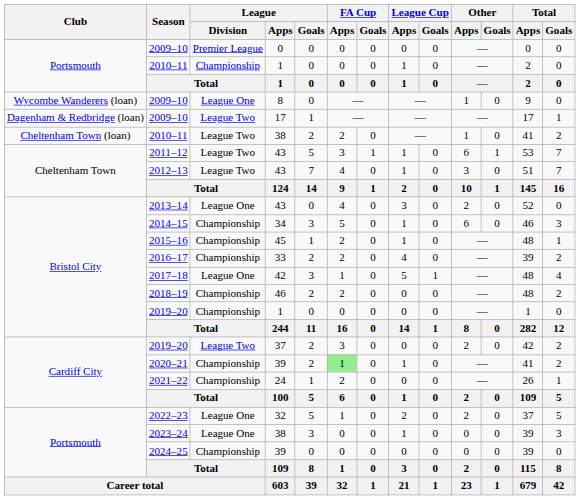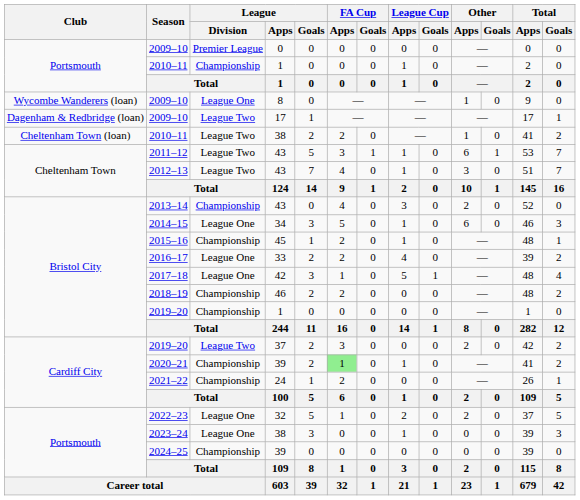(228, 205) League One -> (228, 205) Championship
(228, 223) Championship -> (228, 223) League One
(228, 258) Championship -> (228, 258) League One
